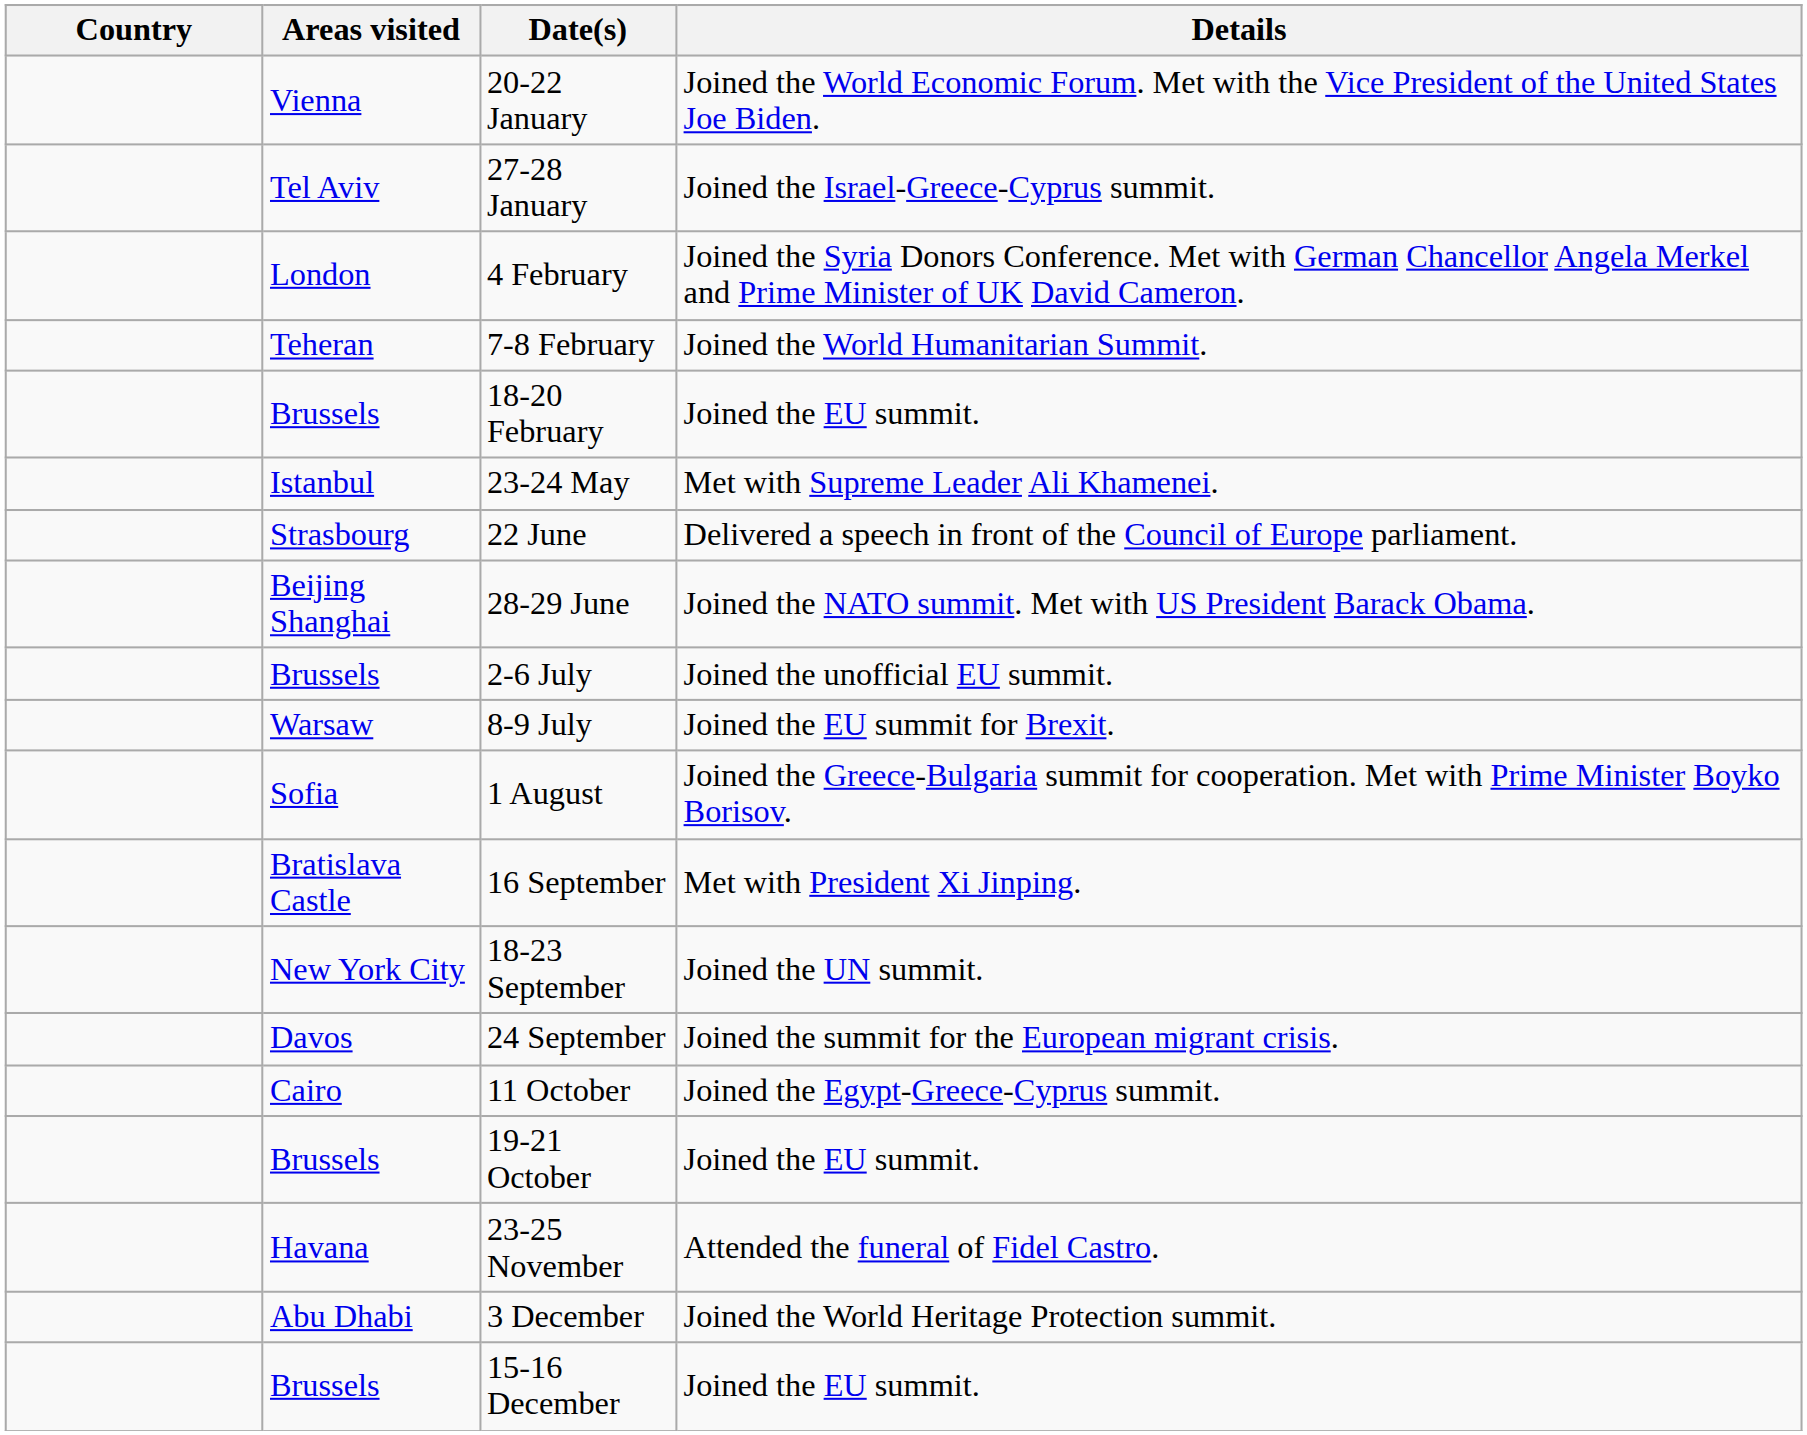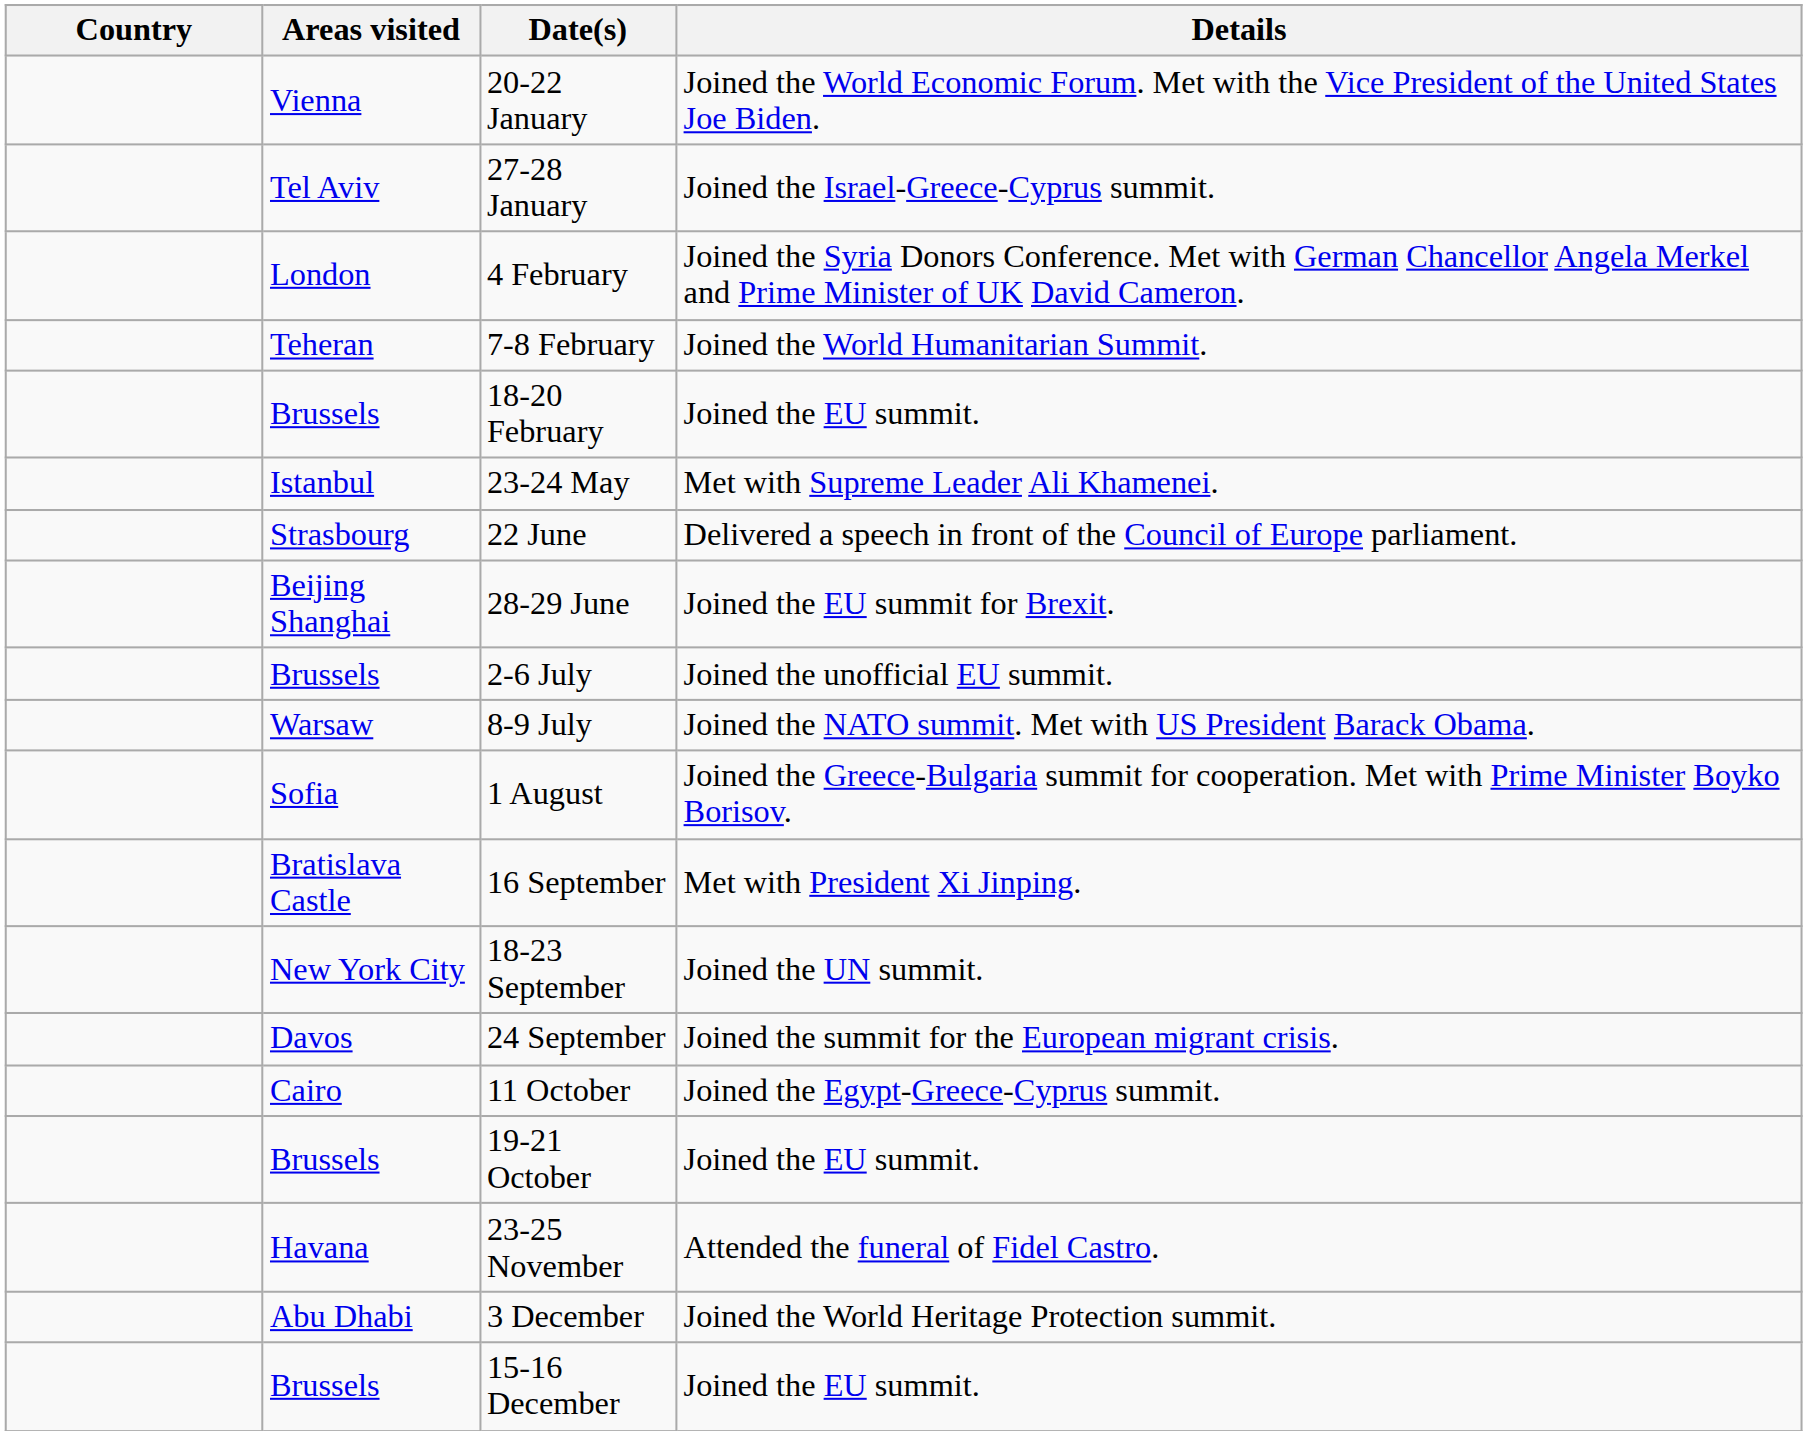(1109, 603) Joined the NATO summit. Met with US President Barack Obama. -> (899, 603) Joined the EU summit for Brexit.
(899, 724) Joined the EU summit for Brexit. -> (1109, 724) Joined the NATO summit. Met with US President Barack Obama.
